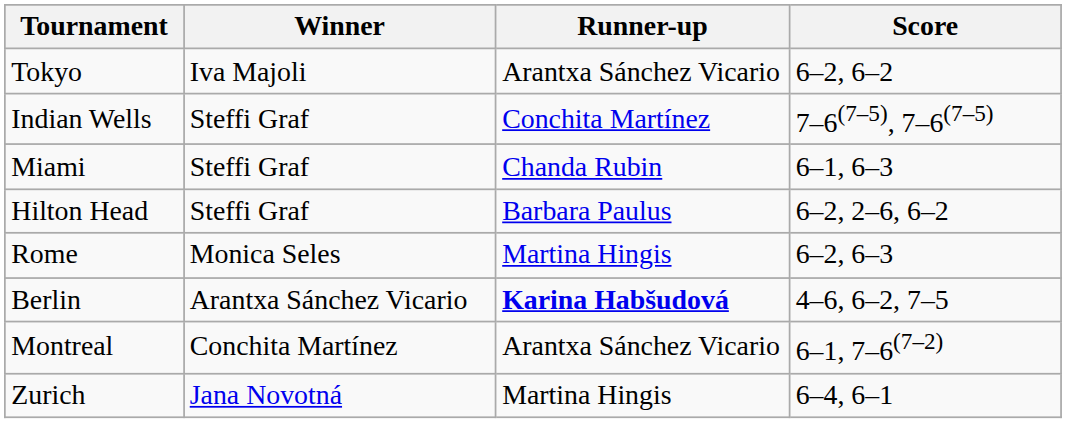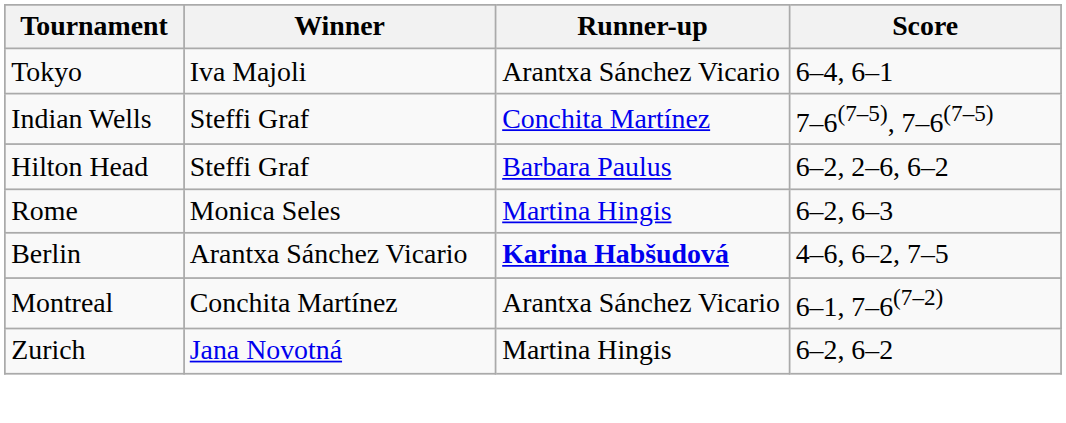(844, 70) 6–2, 6–2 -> (844, 70) 6–4, 6–1
- row: (48, 166)
(844, 394) 6–4, 6–1 -> (844, 350) 6–2, 6–2
